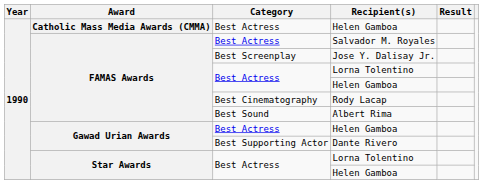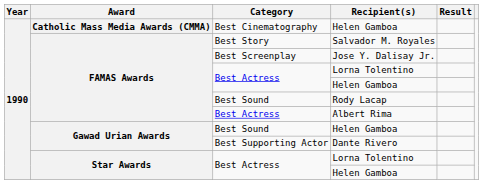(247, 26) Best Actress -> (266, 26) Best Cinematography
(247, 41) Best Actress -> (242, 41) Best Story
(266, 99) Best Cinematography -> (242, 99) Best Sound
(242, 114) Best Sound -> (247, 114) Best Actress
(247, 129) Best Actress -> (242, 129) Best Sound
